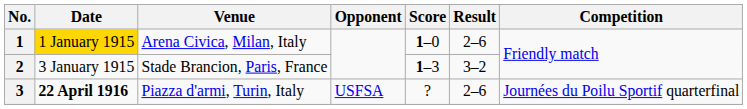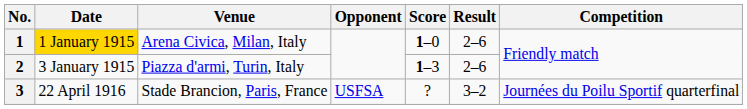(234, 66) Stade Brancion, Paris, France -> (223, 66) Piazza d'armi, Turin, Italy
(475, 66) 3–2 -> (475, 66) 2–6
(83, 91) bold -> (82, 91) normal
(223, 91) Piazza d'armi, Turin, Italy -> (234, 91) Stade Brancion, Paris, France
(475, 91) 2–6 -> (475, 91) 3–2
